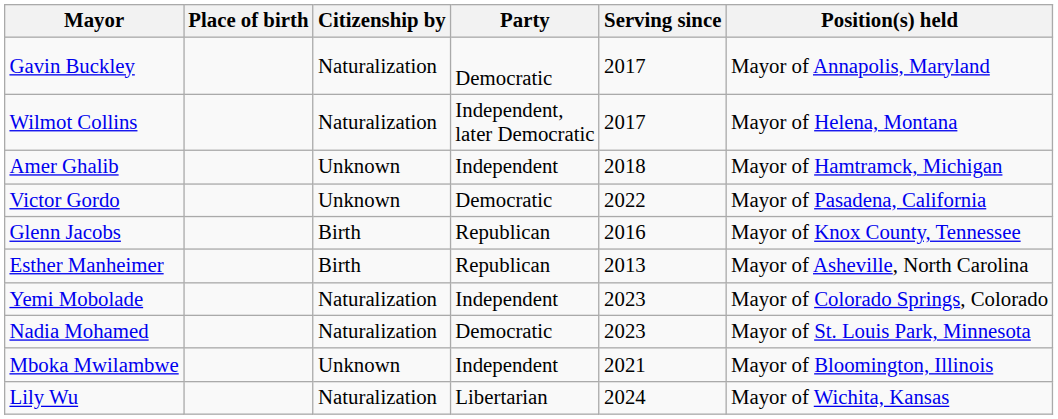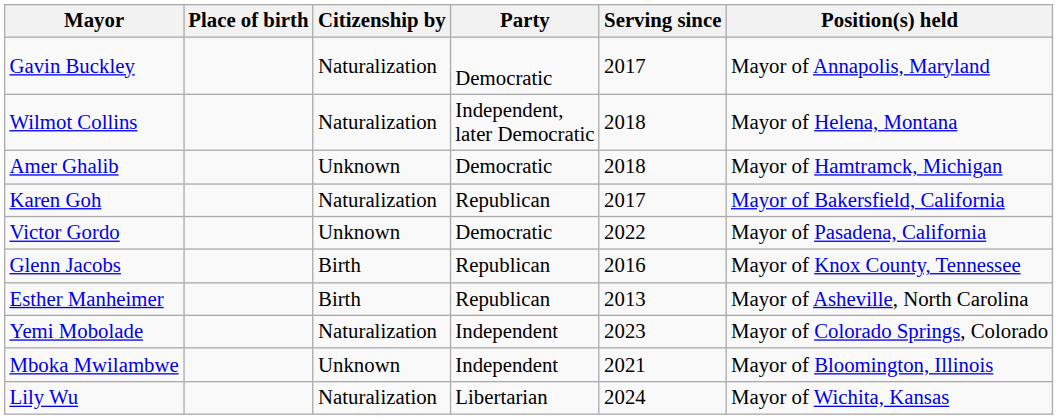(625, 122) 2017 -> (625, 122) 2018
(507, 166) Independent -> (504, 166) Democratic
+ row: (55, 199)
- row: (79, 331)
